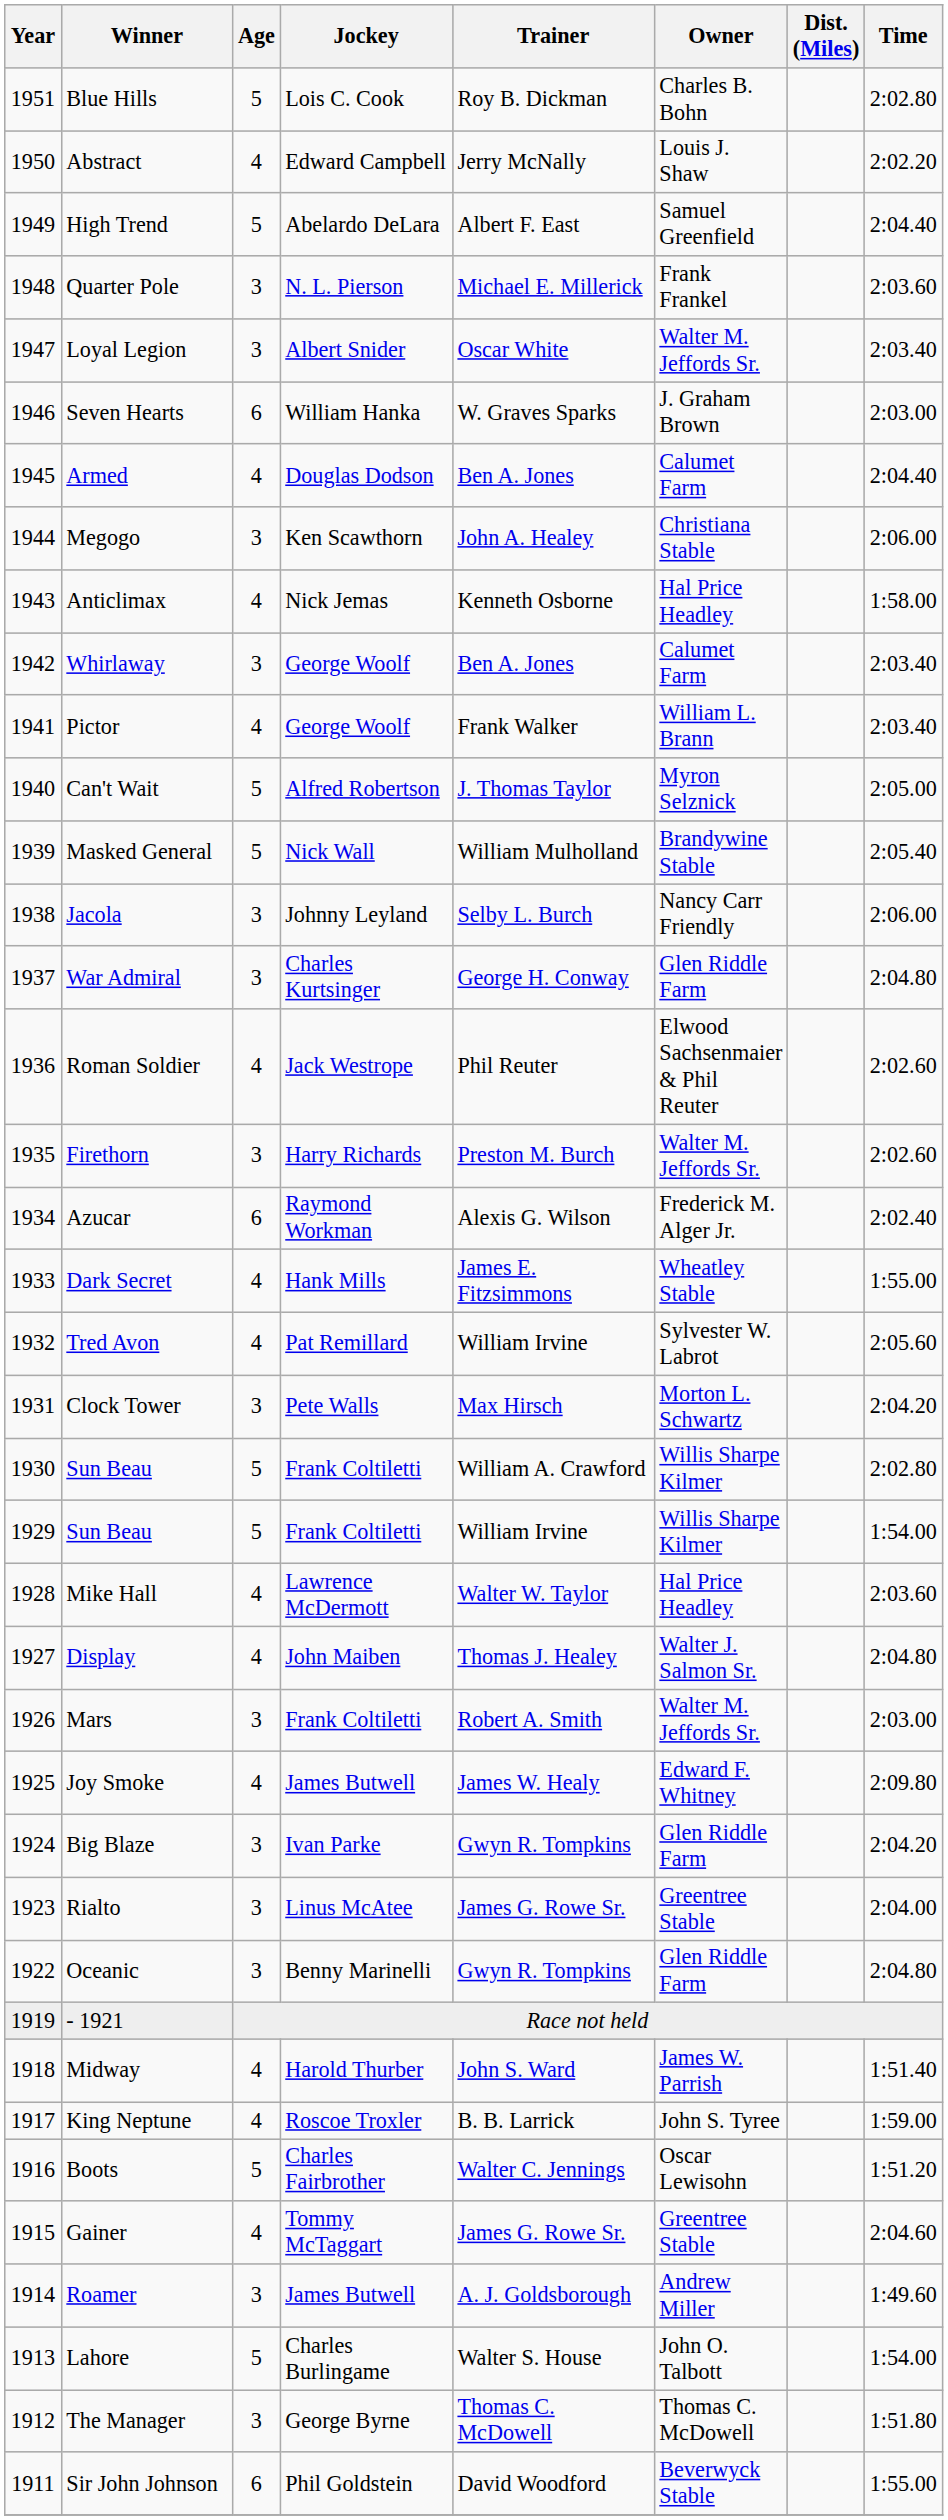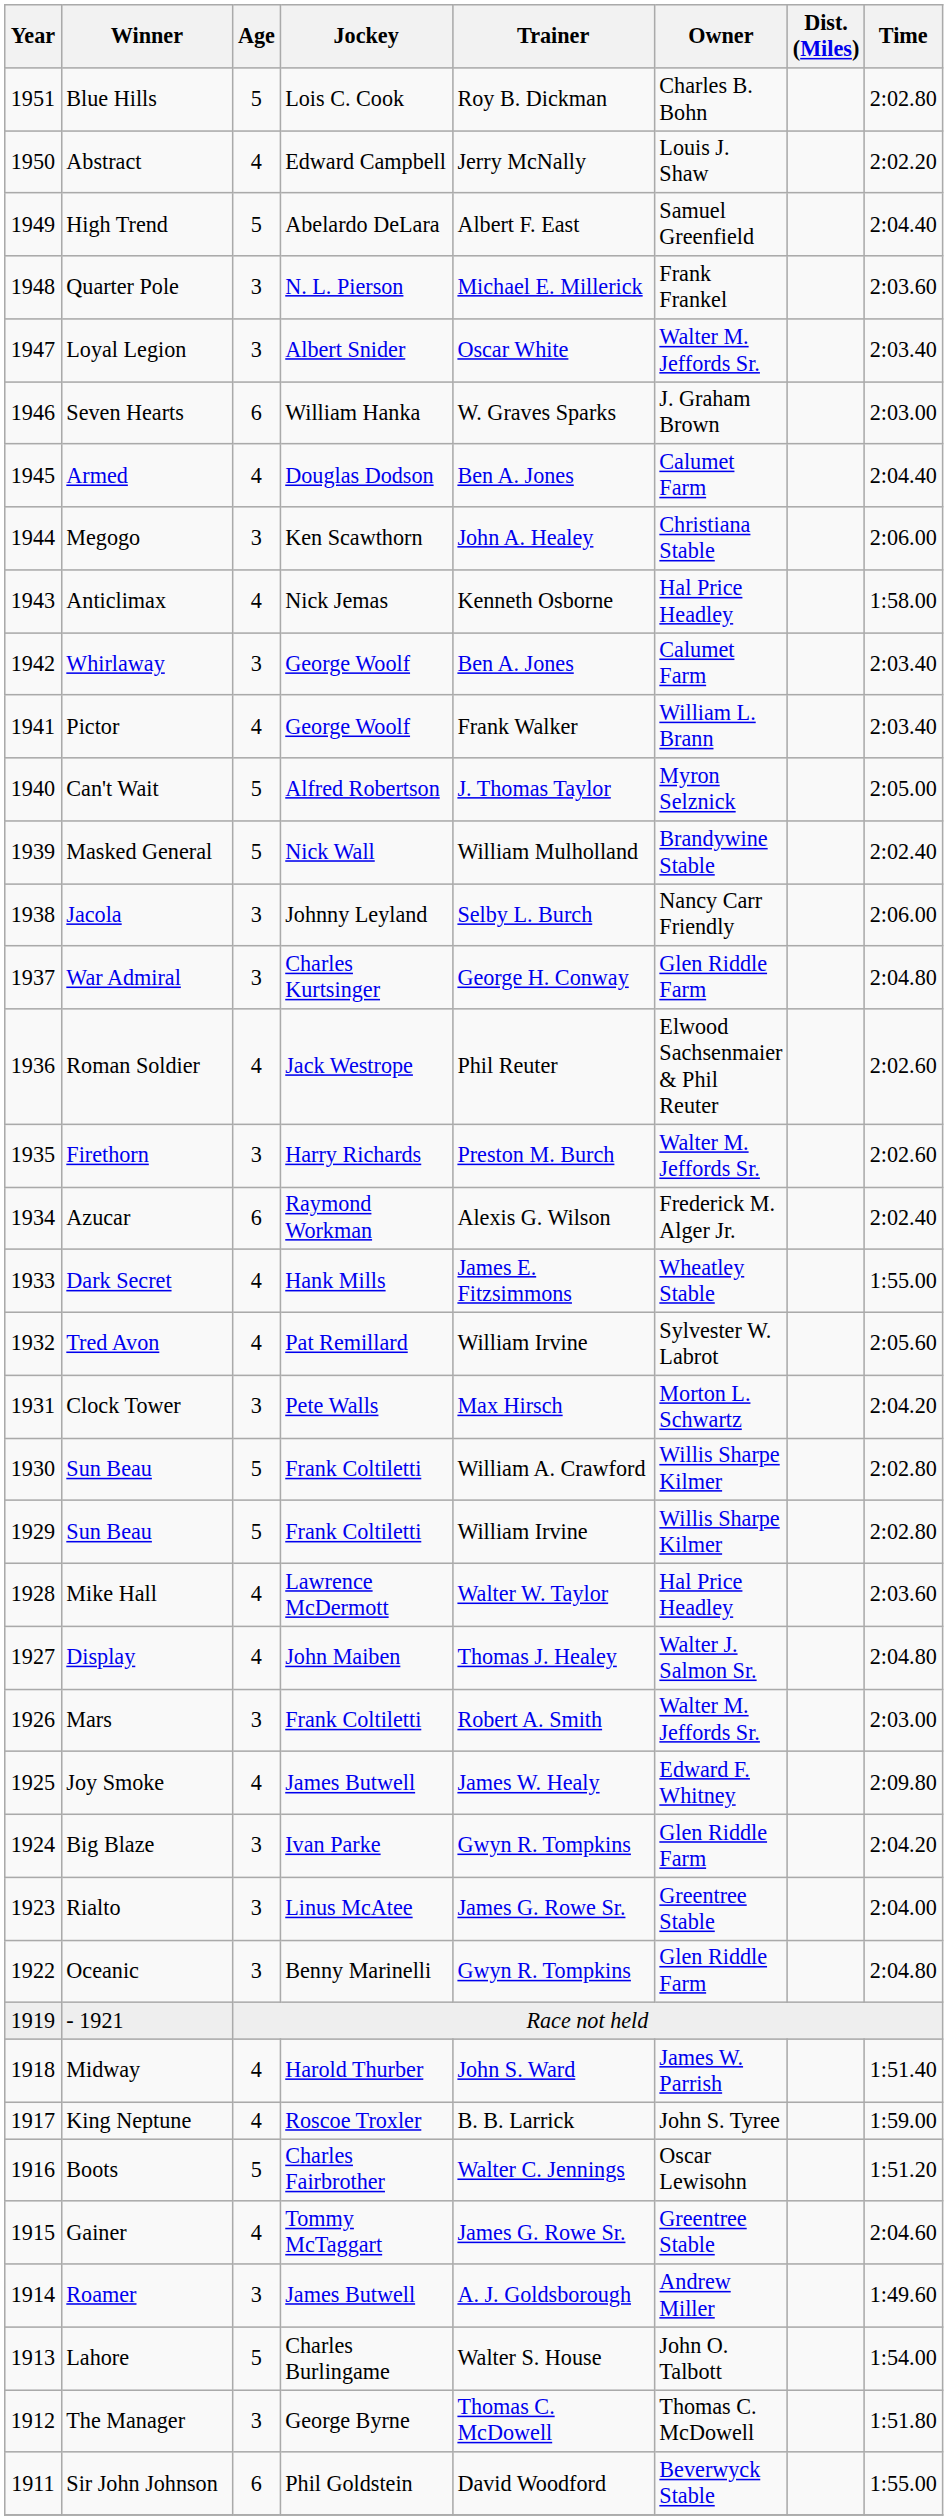(903, 852) 2:05.40 -> (903, 852) 2:02.40
(903, 1531) 1:54.00 -> (903, 1531) 2:02.80
